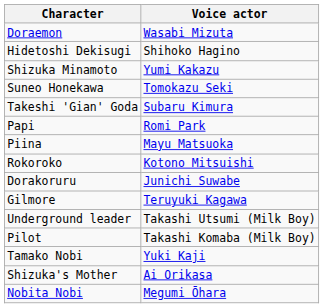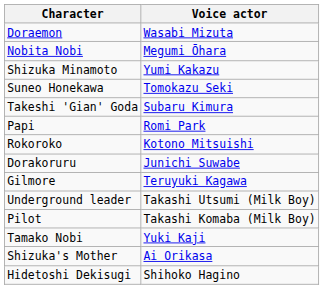rows swapped: (45, 293) <-> (69, 51)
- row: (24, 144)
